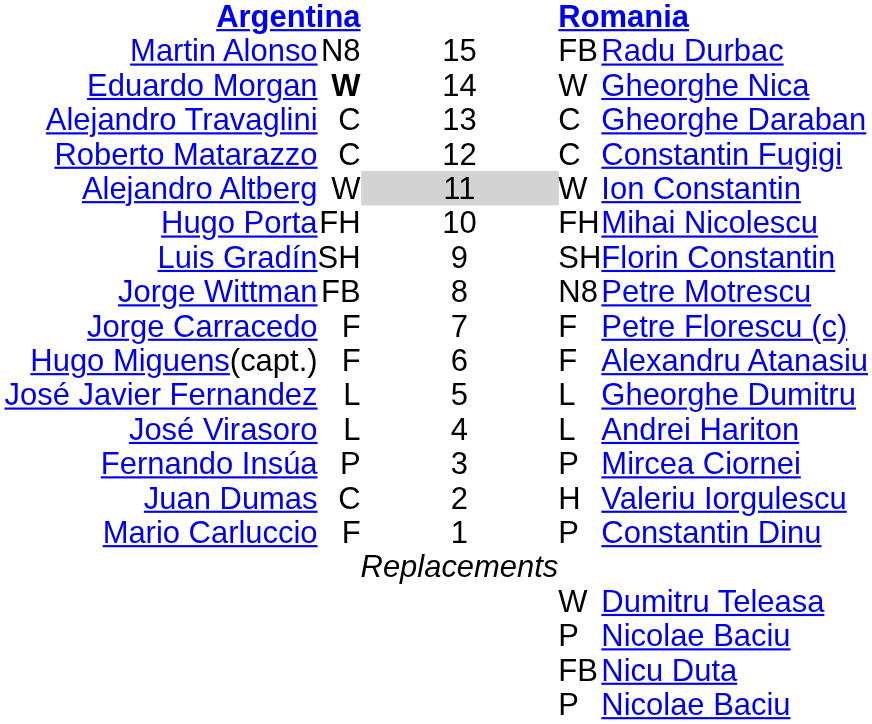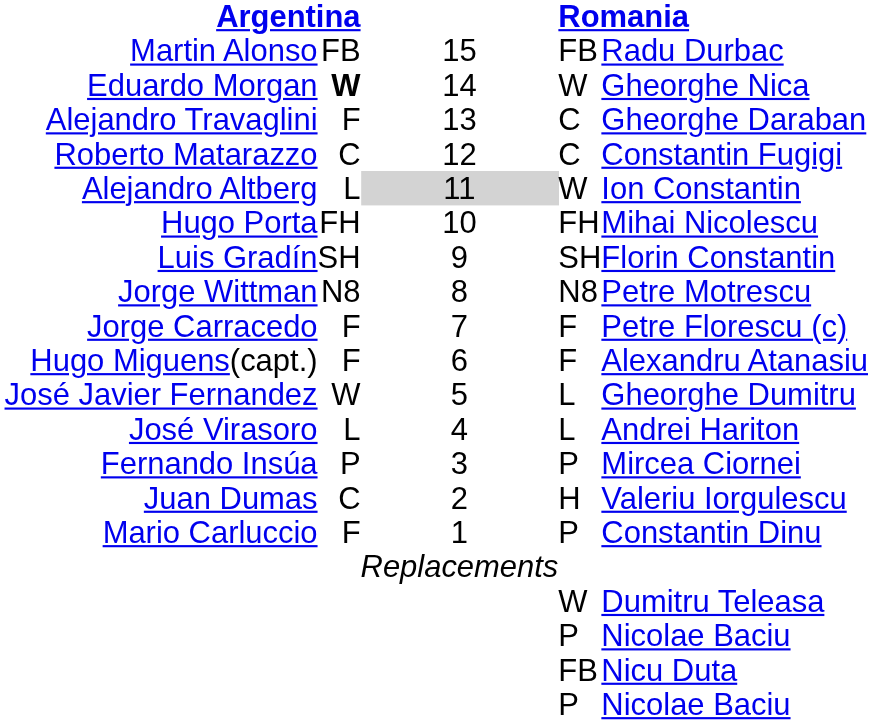(341, 51) N8 -> (341, 51) FB
(349, 119) C -> (351, 119) F
(346, 188) W -> (352, 188) L
(341, 291) FB -> (341, 291) N8
(352, 395) L -> (346, 395) W
